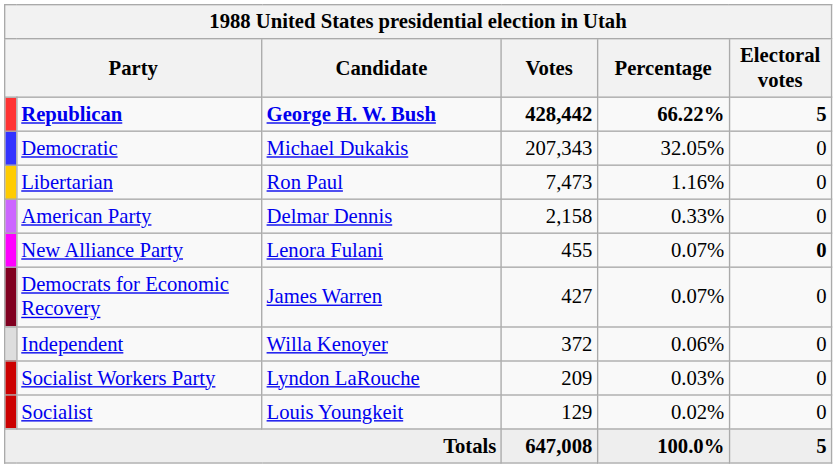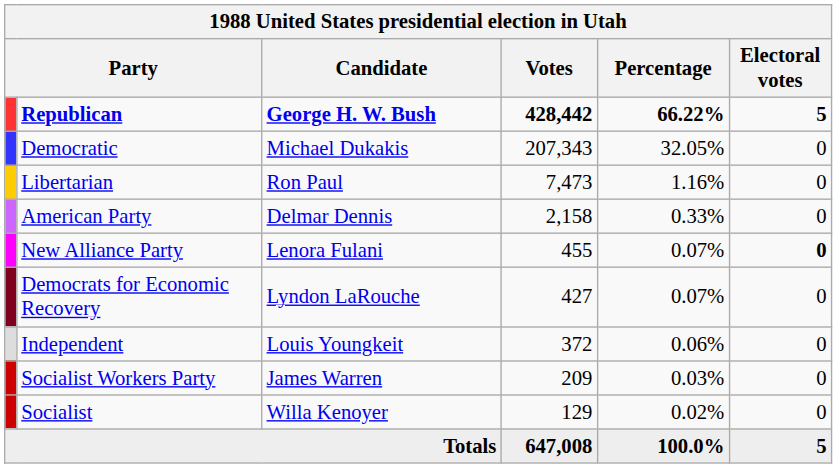(324, 297) James Warren -> (343, 297) Lyndon LaRouche
(327, 343) Willa Kenoyer -> (335, 343) Louis Youngkeit
(343, 377) Lyndon LaRouche -> (324, 377) James Warren
(335, 411) Louis Youngkeit -> (327, 411) Willa Kenoyer
